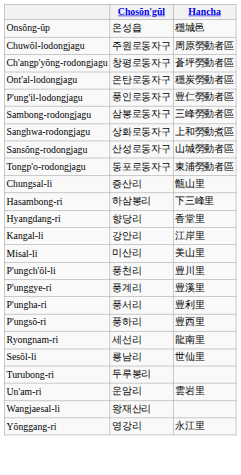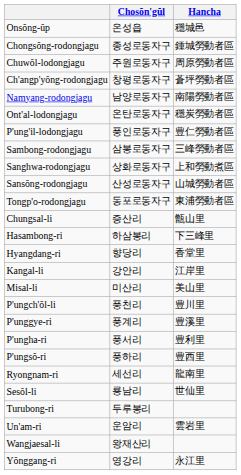+ row: (53, 45)
+ row: (49, 97)
